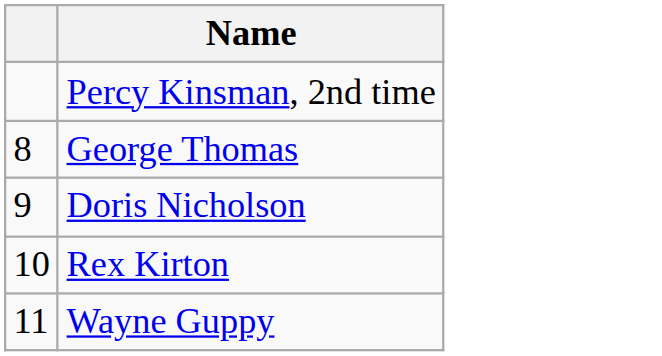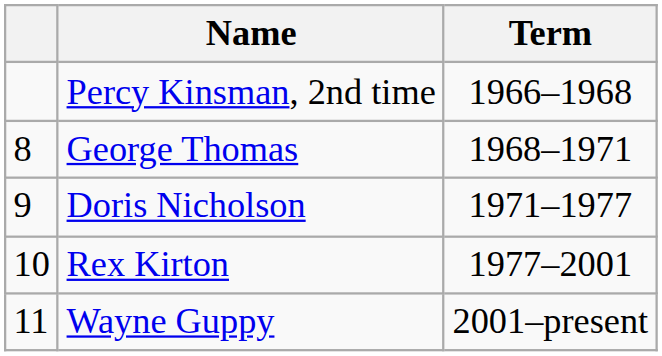+ column: (550, 33)
